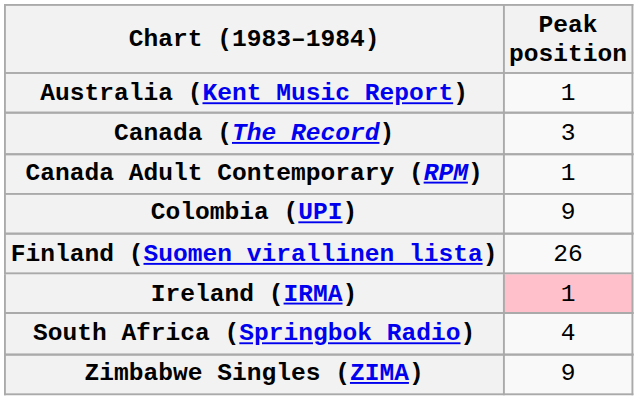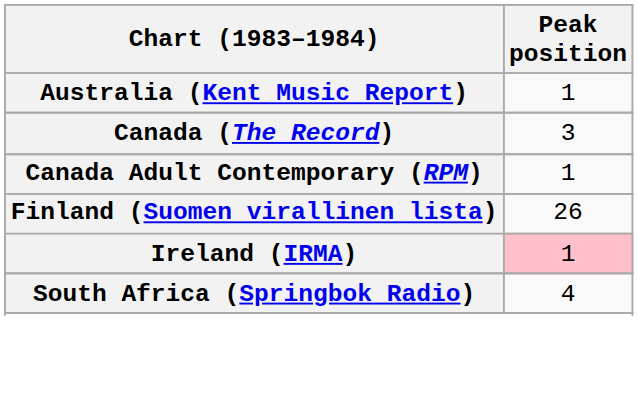- row: (254, 213)
- row: (254, 374)
